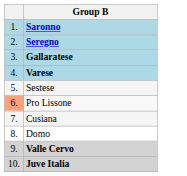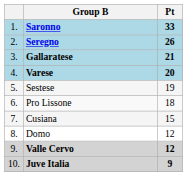+ column: (170, 12)
(14, 103) lightsalmon background -> (14, 103) no background
